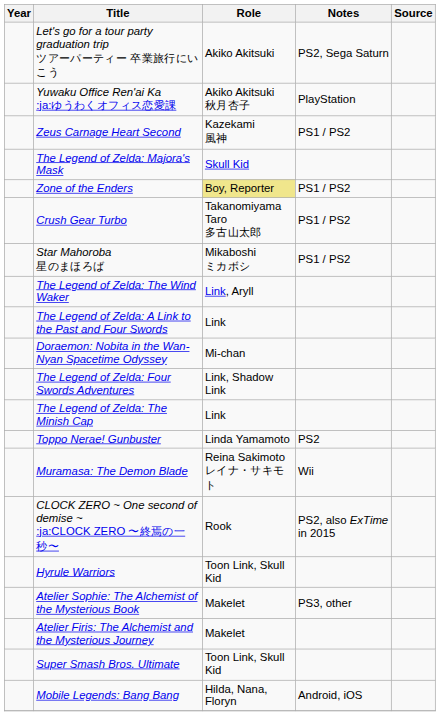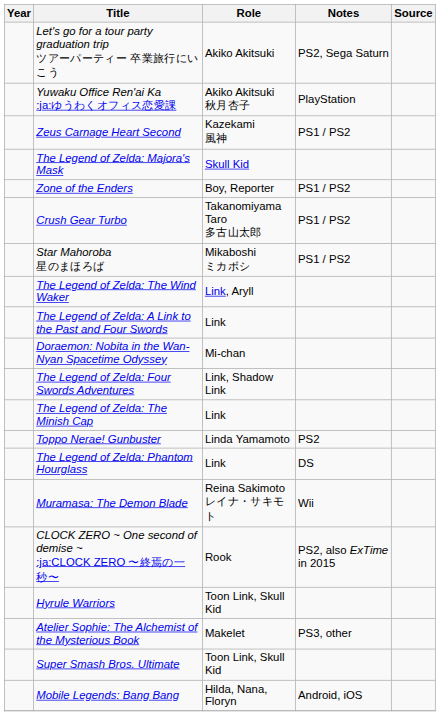(240, 188) khaki background -> (240, 188) no background
+ row: (115, 463)
- row: (115, 633)
